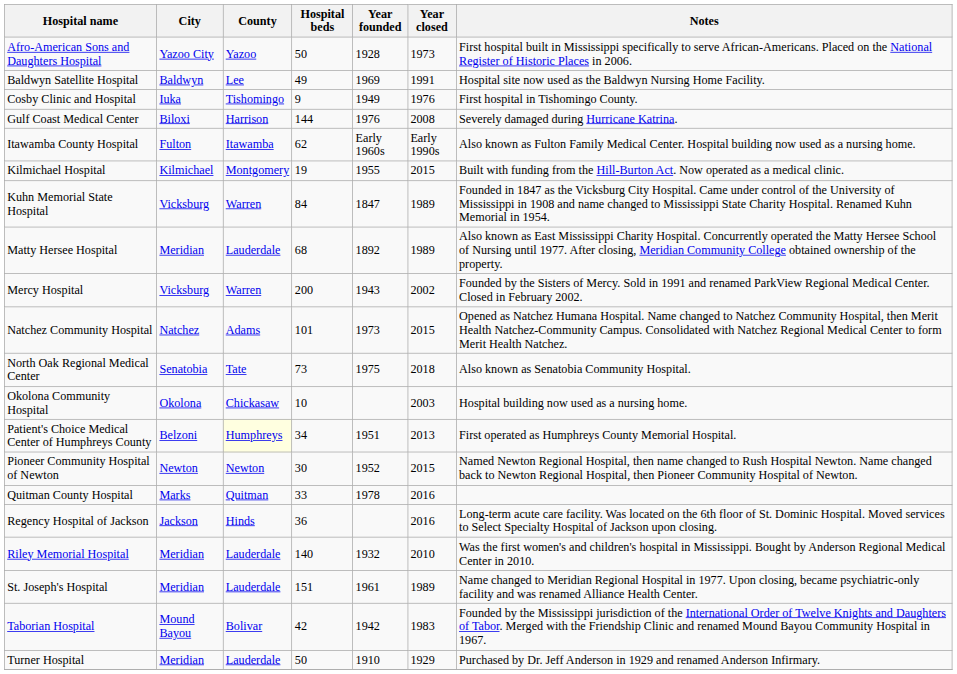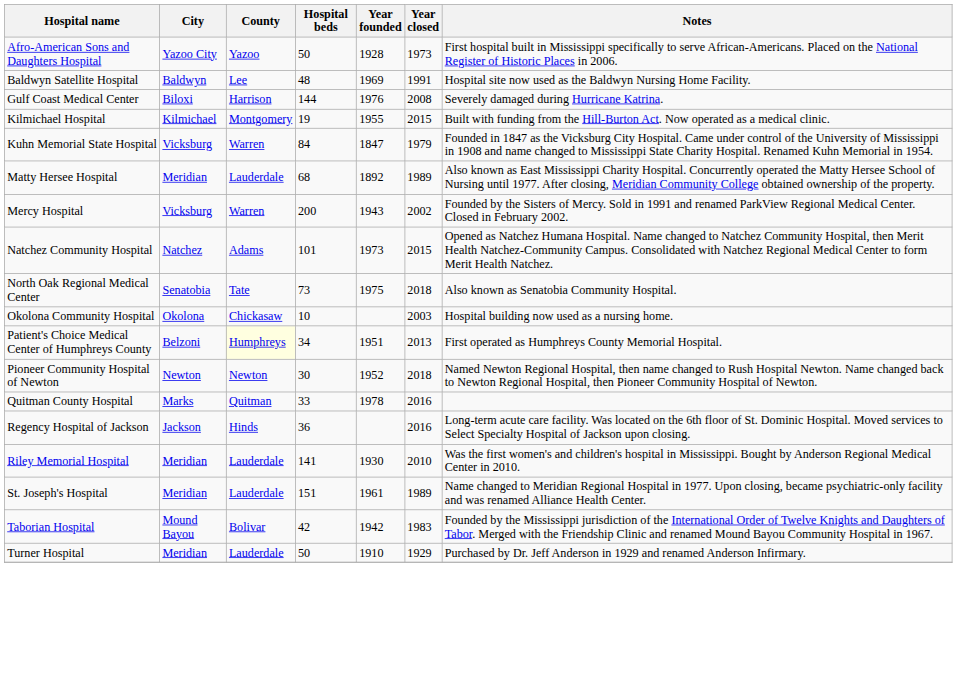(301, 80) 49 -> (304, 80) 48
- row: (72, 99)
- row: (73, 144)
(423, 203) 1989 -> (420, 144) 1979
(423, 468) 2015 -> (420, 375) 2018
(304, 554) 140 -> (307, 460) 141
(368, 554) 1932 -> (371, 460) 1930
